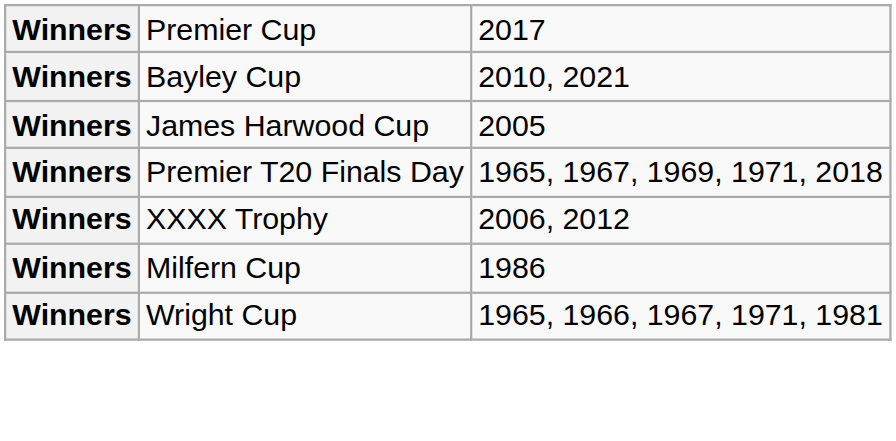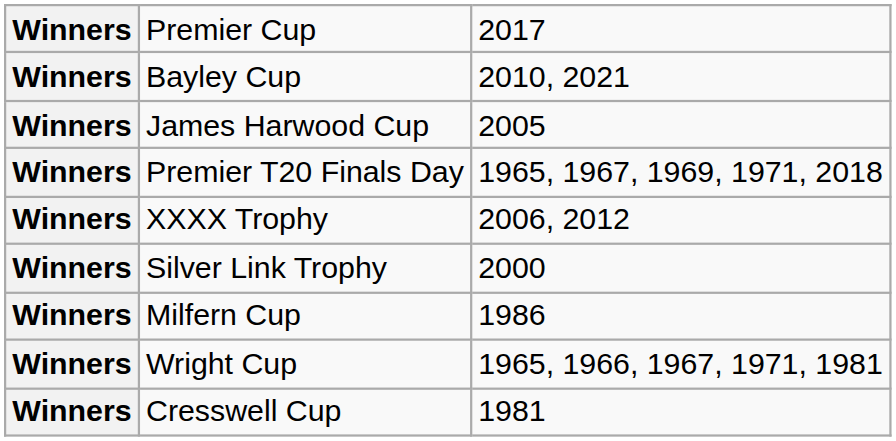+ row: (266, 268)
+ row: (244, 411)
